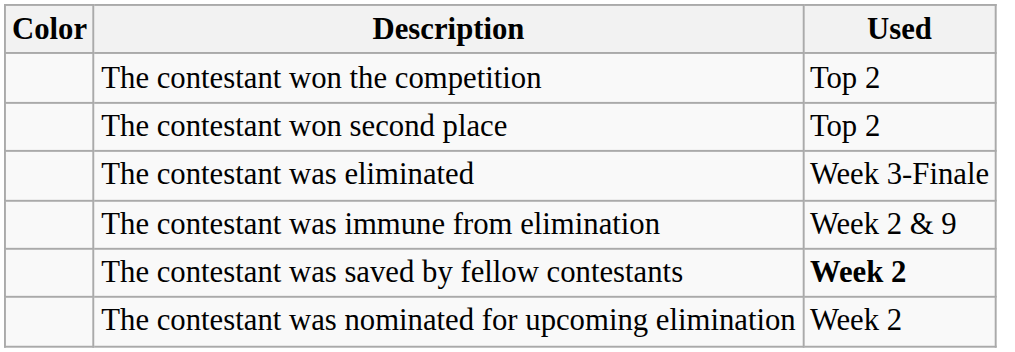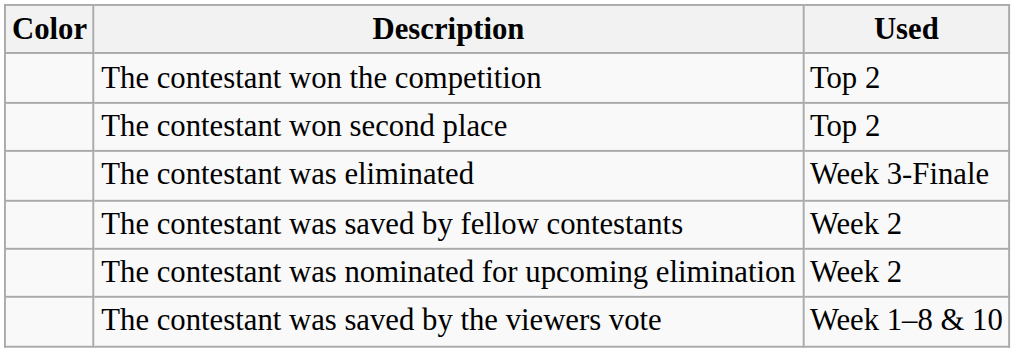- row: (381, 223)
(858, 272) bold -> (856, 223) normal
+ row: (382, 321)
